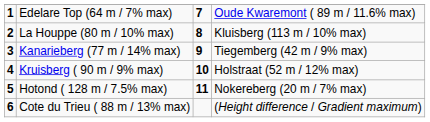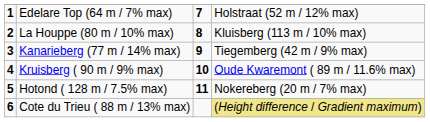(315, 13) Oude Kwaremont ( 89 m / 11.6% max) -> (286, 13) Holstraat (52 m / 12% max)
(286, 70) Holstraat (52 m / 12% max) -> (315, 70) Oude Kwaremont ( 89 m / 11.6% max)
(318, 107) no background -> (318, 107) khaki background
